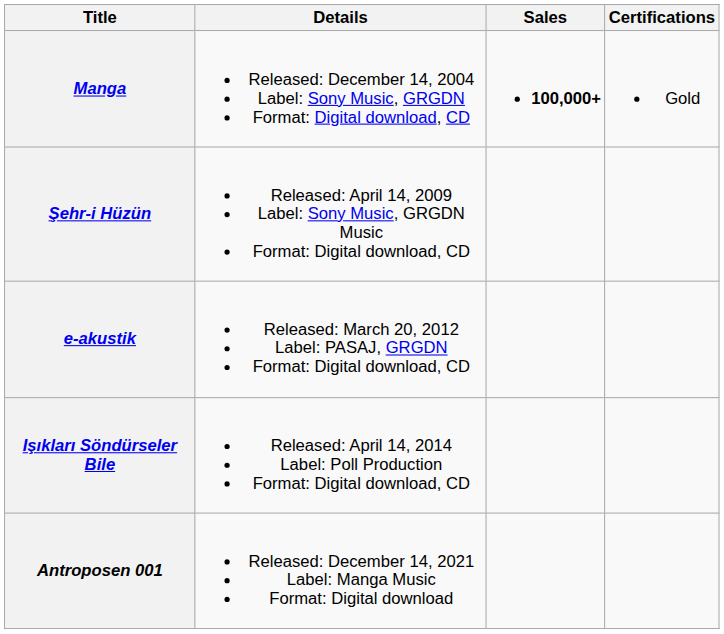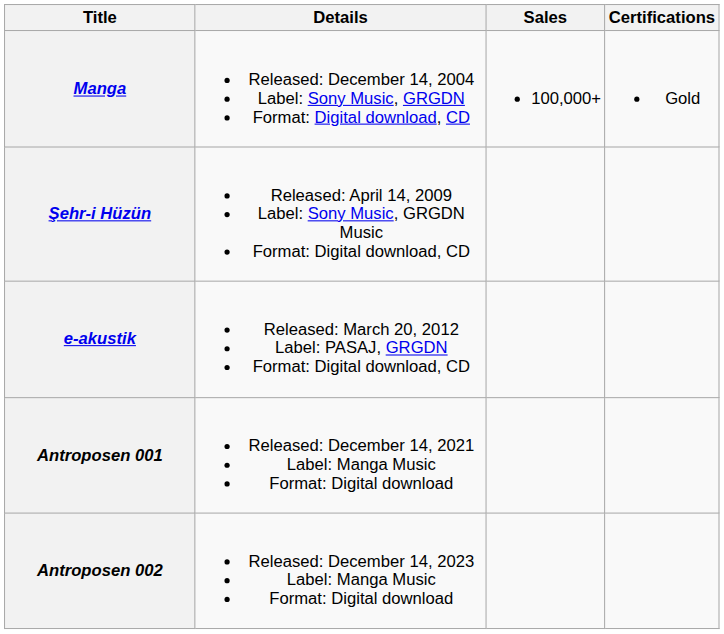(545, 98) bold -> (545, 98) normal
- row: (100, 455)
+ row: (100, 570)
